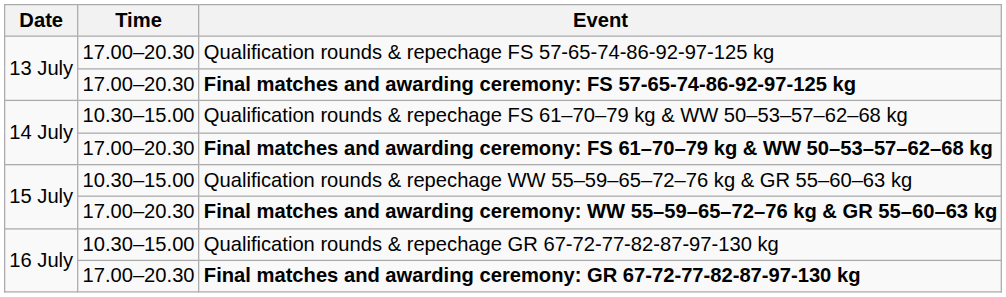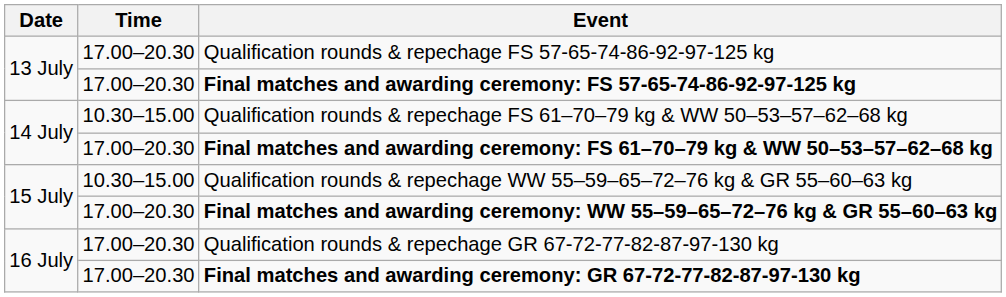(139, 244) 10.30–15.00 -> (139, 244) 17.00–20.30
